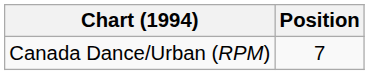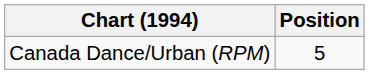(320, 52) 7 -> (320, 52) 5
